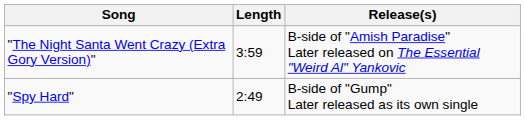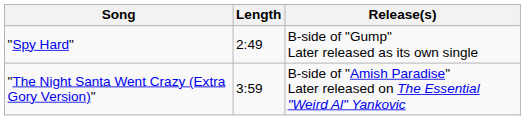rows swapped: (41, 96) <-> (116, 52)
